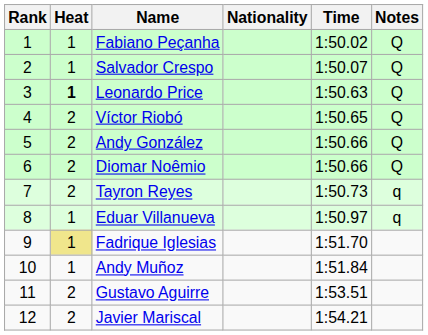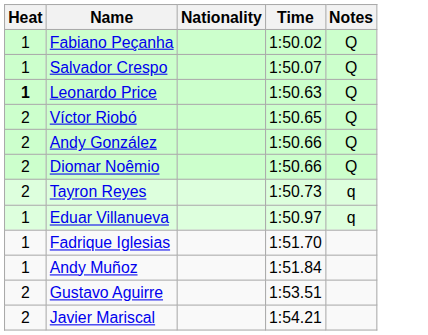- column: (28, 17)
(71, 242) khaki background -> (25, 242) no background
